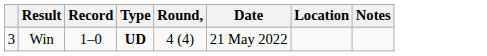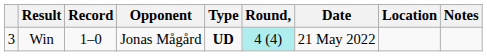+ column: (161, 16)
(180, 39) no background -> (268, 39) paleturquoise background
